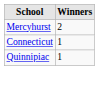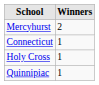+ row: (28, 57)
